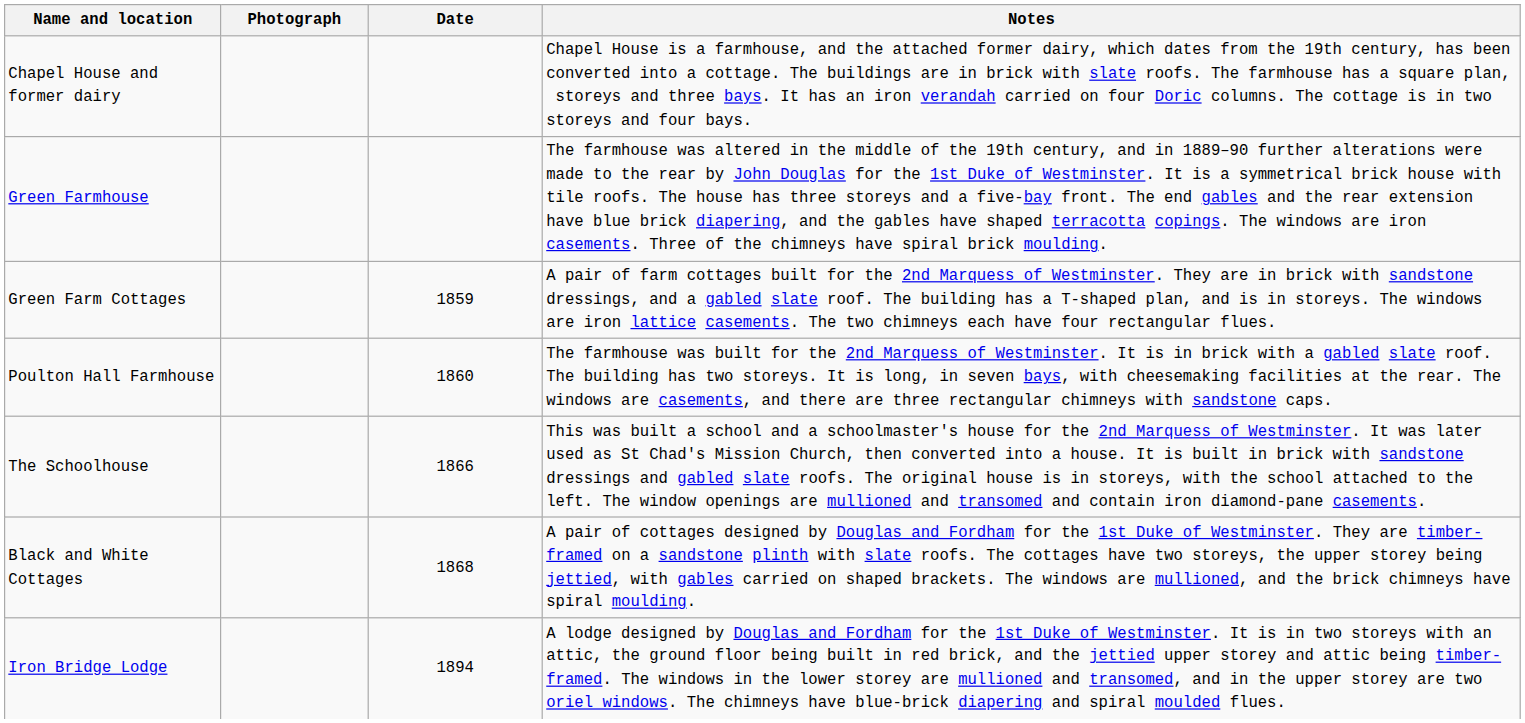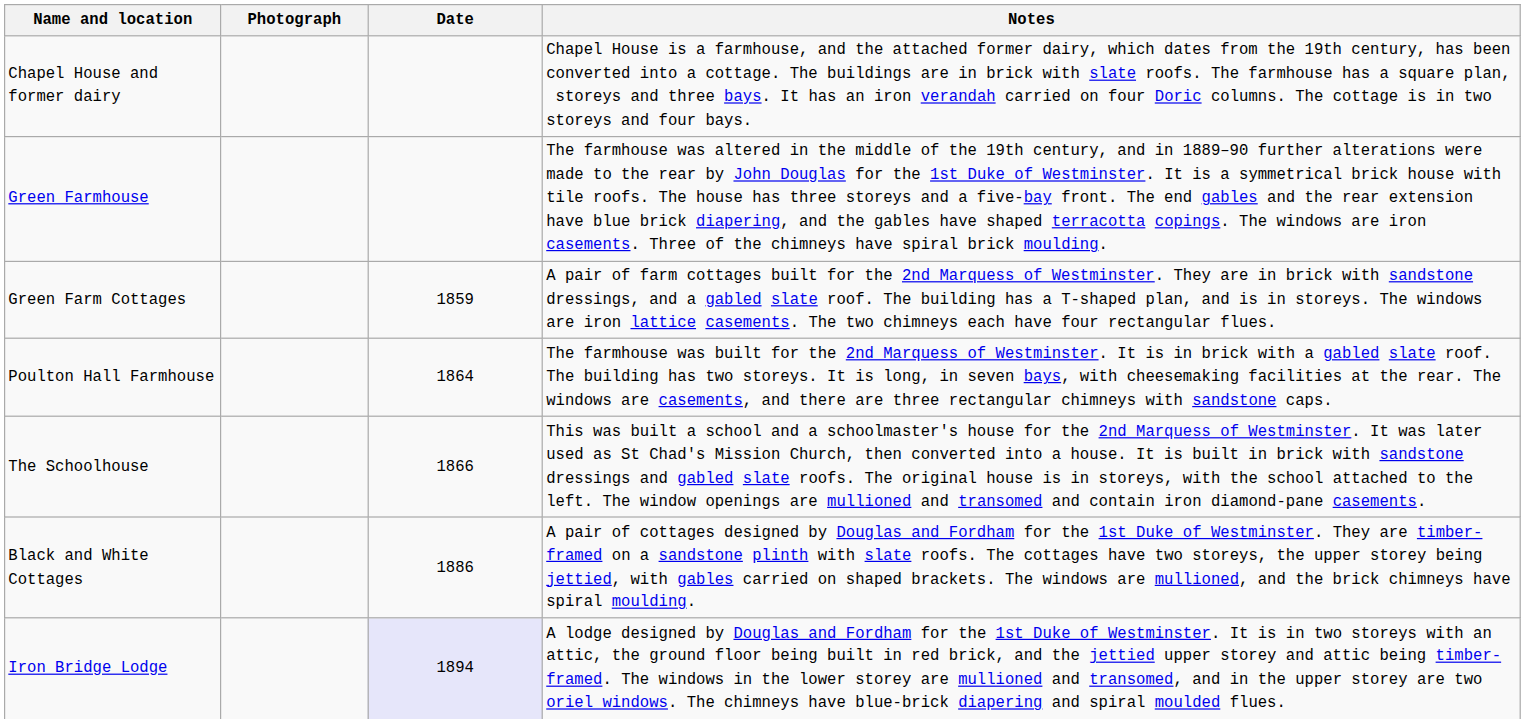(455, 377) 1860 -> (455, 377) 1864
(455, 567) 1868 -> (455, 567) 1886
(455, 668) no background -> (455, 668) lavender background
